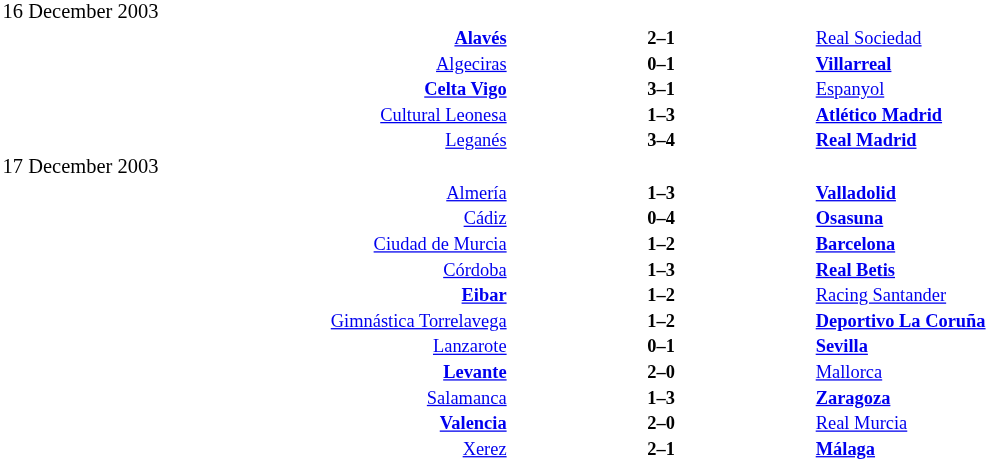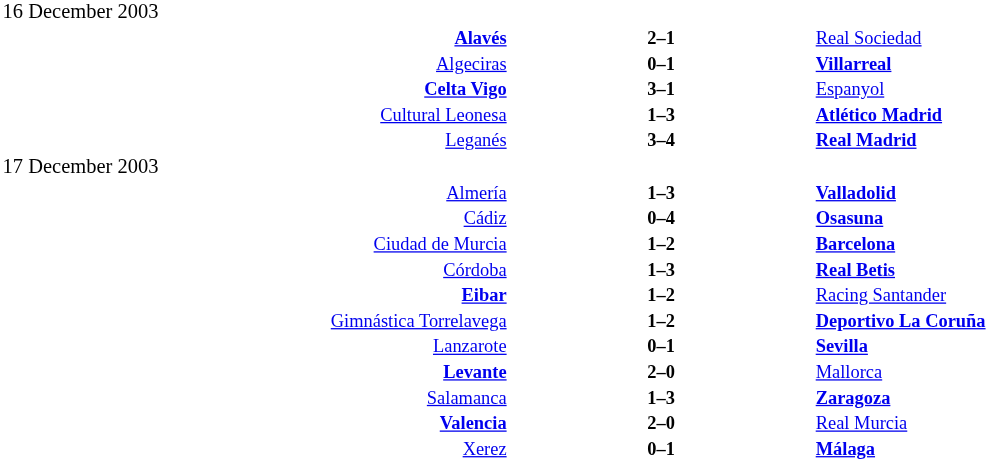(661, 448) 2–1 -> (661, 448) 0–1
